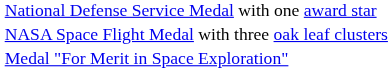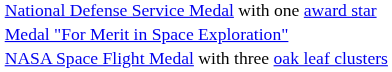rows swapped: (196, 34) <-> (147, 58)
